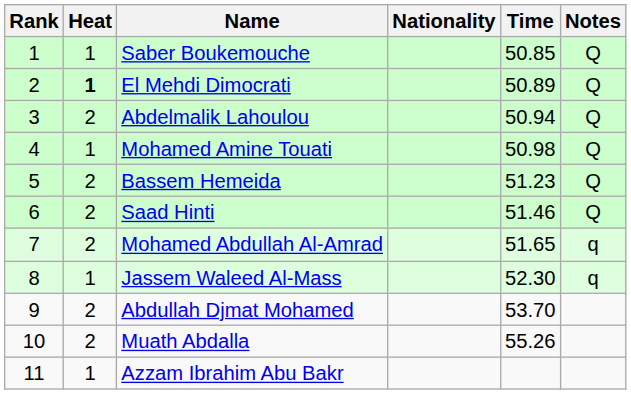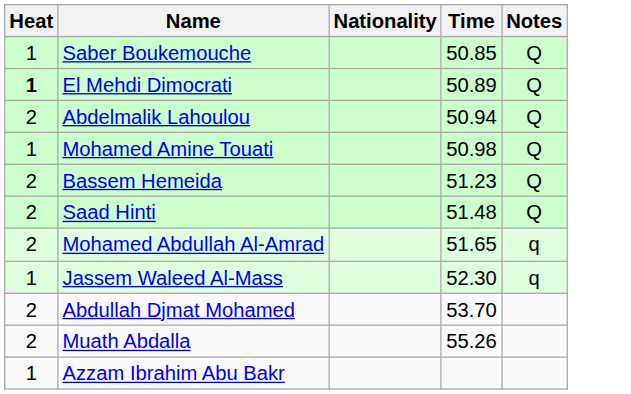- column: (34, 21)
(530, 213) 51.46 -> (471, 213) 51.48
